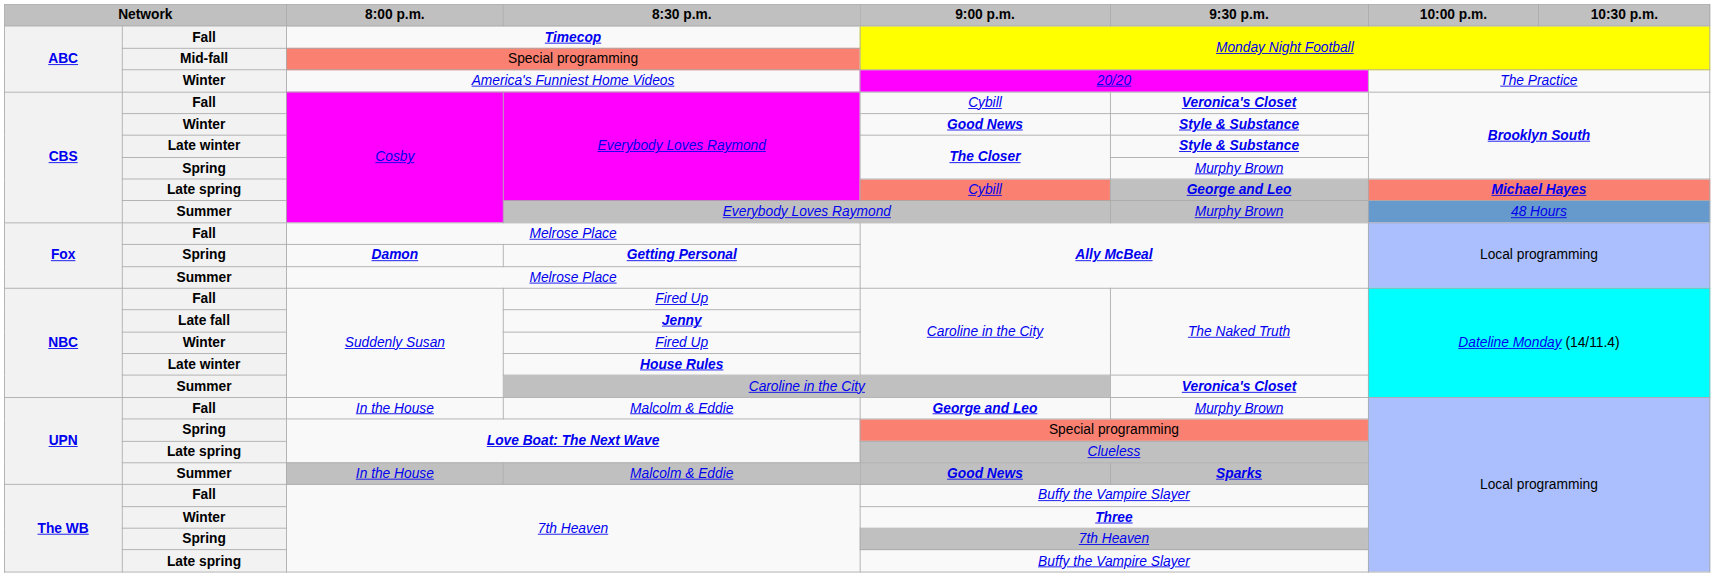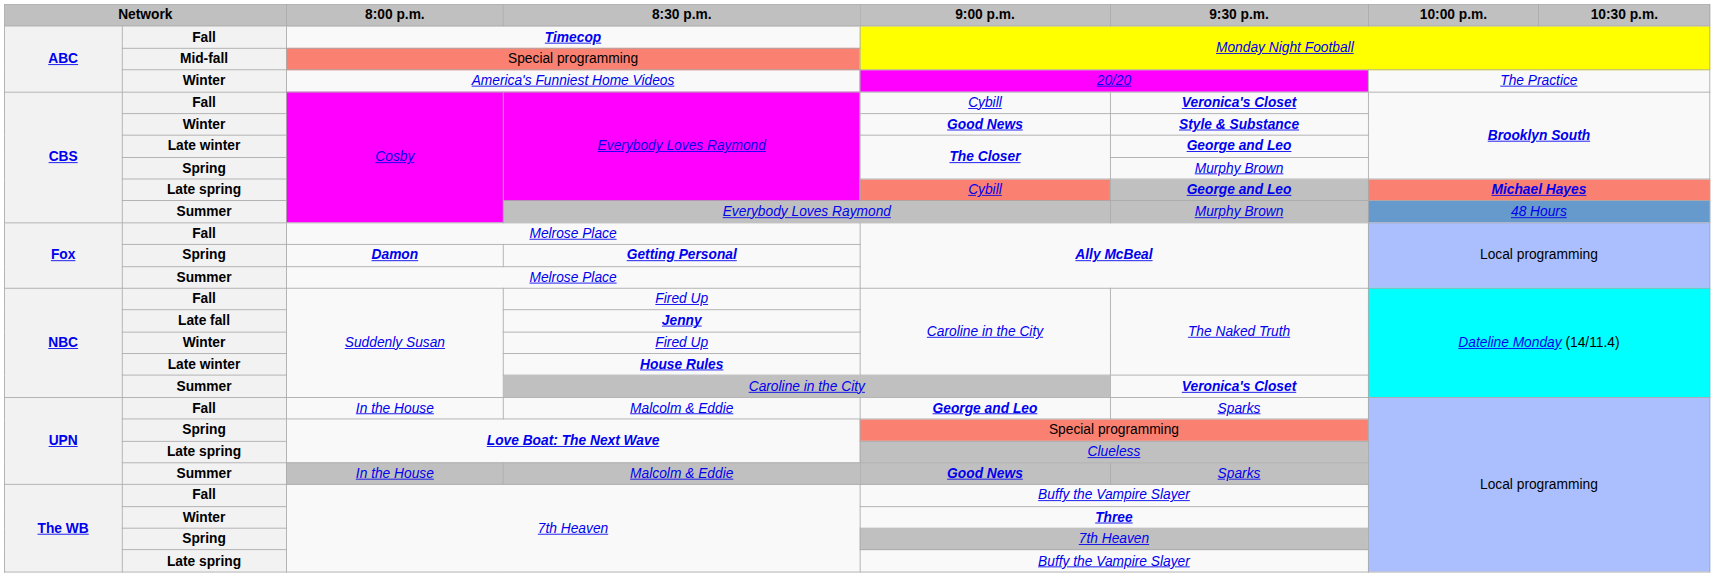(1239, 146) Style & Substance -> (1239, 146) George and Leo
(1239, 408) Murphy Brown -> (1239, 408) Sparks
(1239, 473) bold -> (1239, 473) normal
